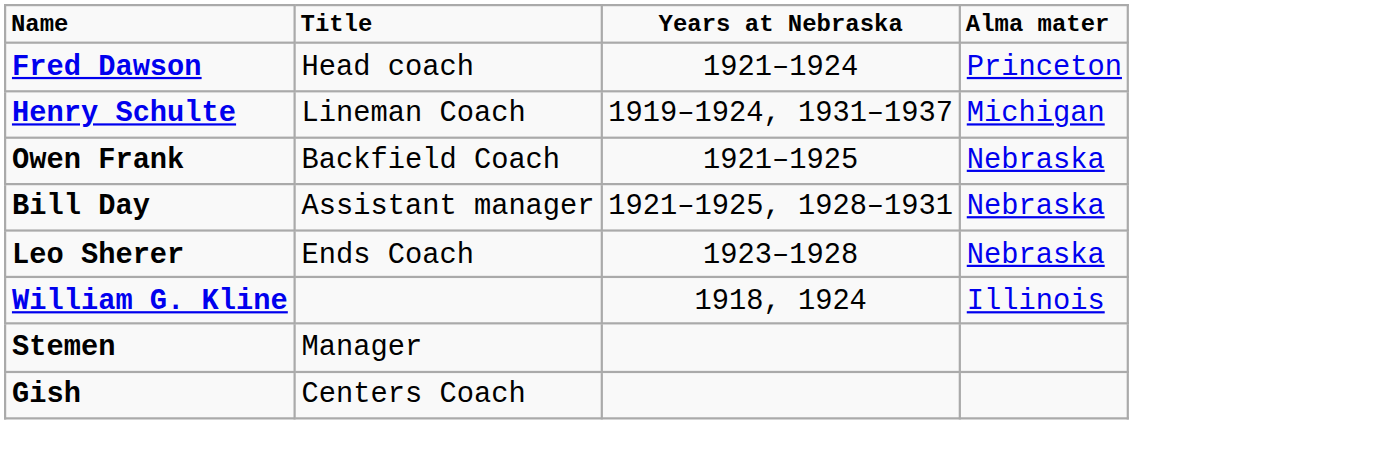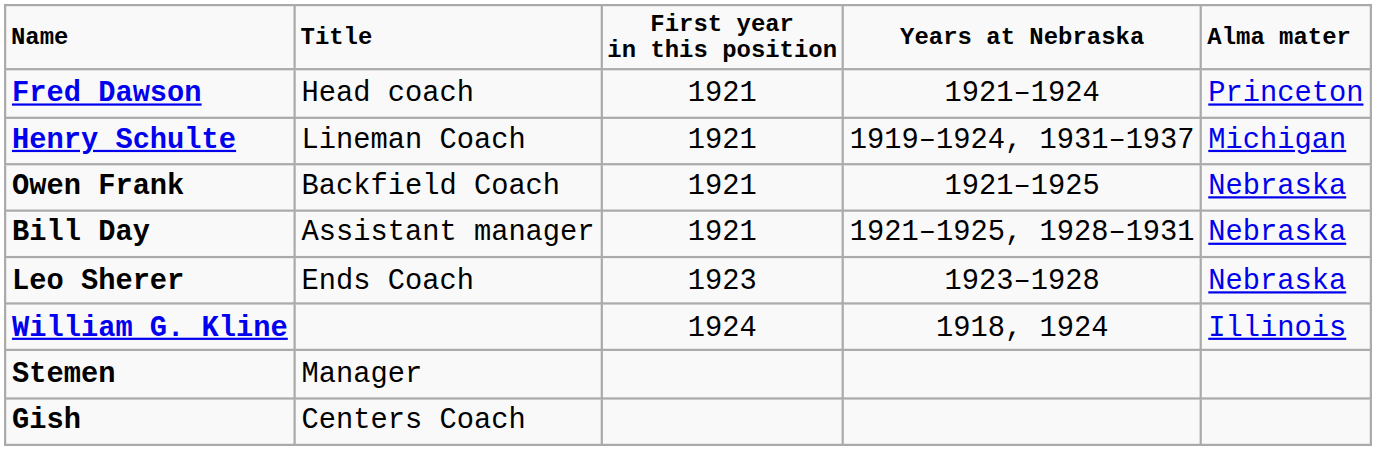+ column: (722, 37)
